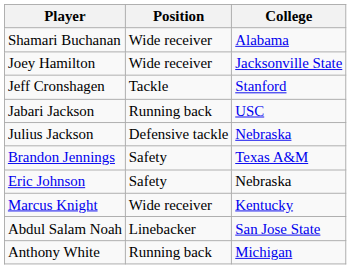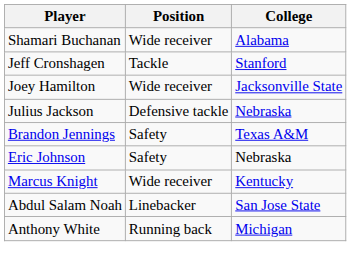rows swapped: (56, 87) <-> (51, 63)
- row: (51, 110)
